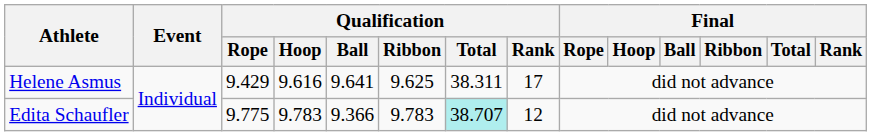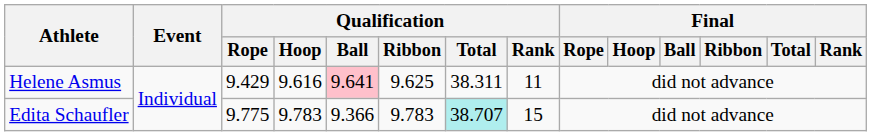(353, 82) no background -> (353, 82) pink background
(533, 82) 17 -> (533, 82) 11
(533, 114) 12 -> (533, 114) 15
